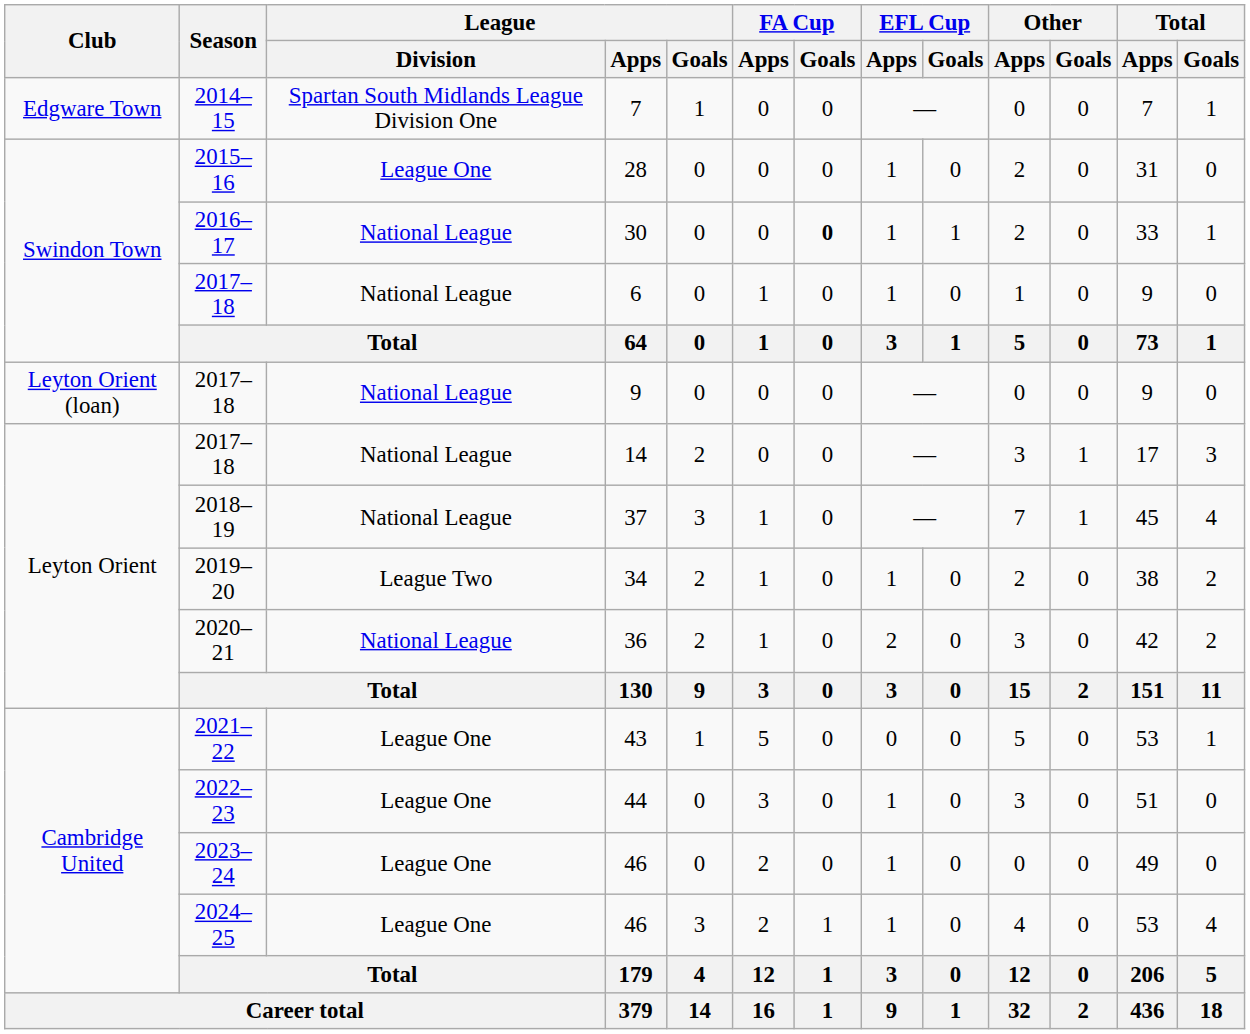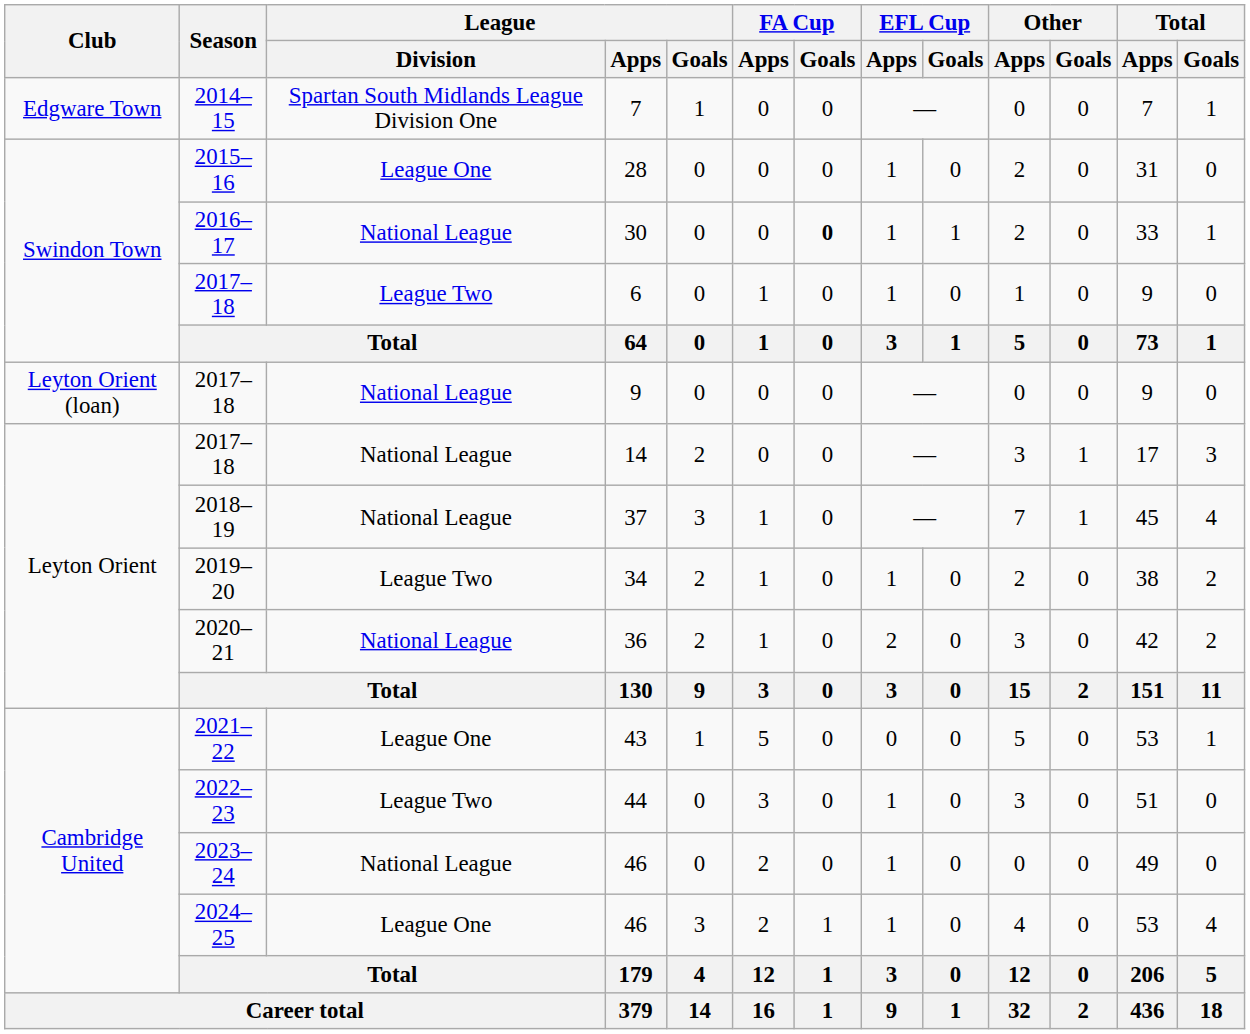(436, 294) National League -> (436, 294) League Two
(436, 800) League One -> (436, 800) League Two
(436, 862) League One -> (436, 862) National League
